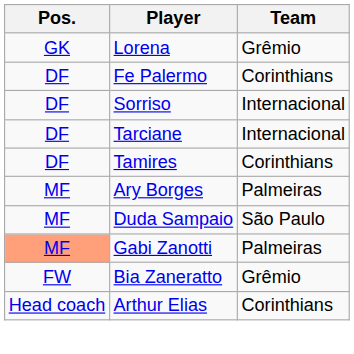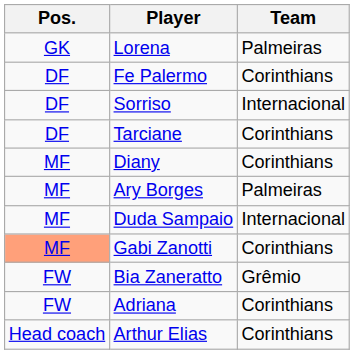(271, 47) Grêmio -> (282, 47) Palmeiras
(293, 133) Internacional -> (287, 133) Corinthians
- row: (145, 162)
+ row: (137, 162)
(283, 219) São Paulo -> (293, 219) Internacional
(282, 248) Palmeiras -> (287, 248) Corinthians
+ row: (145, 305)
